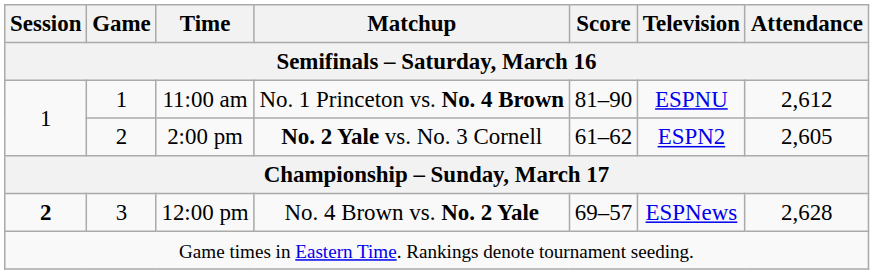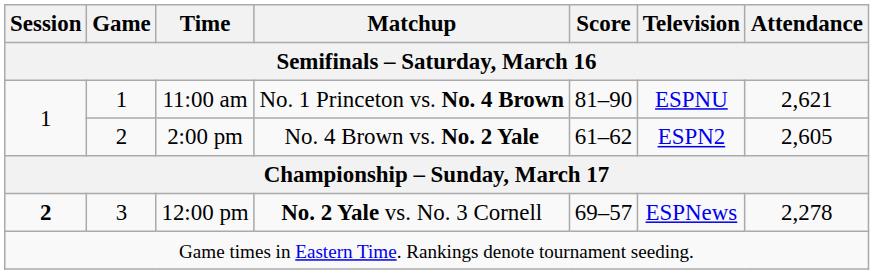(807, 99) 2,612 -> (807, 99) 2,621
(412, 137) No. 2 Yale vs. No. 3 Cornell -> (412, 137) No. 4 Brown vs. No. 2 Yale
(412, 212) No. 4 Brown vs. No. 2 Yale -> (412, 212) No. 2 Yale vs. No. 3 Cornell
(807, 212) 2,628 -> (807, 212) 2,278
